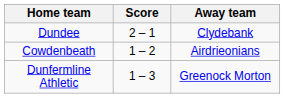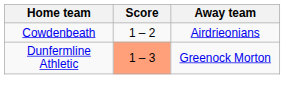- row: (59, 32)
(142, 76) no background -> (142, 58) lightsalmon background
